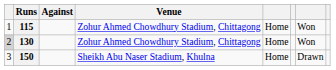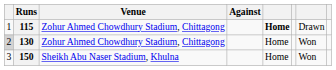columns swapped: (57, 12) <-> (169, 12)
(277, 27) normal -> (277, 27) bold
(306, 27) Won -> (311, 27) Drawn
(310, 57) Drawn -> (307, 57) Won
